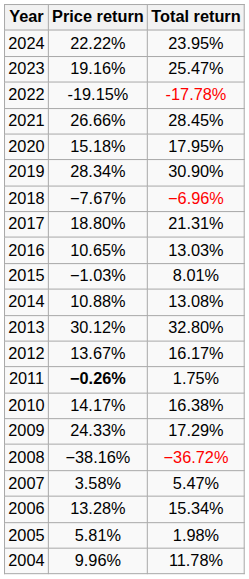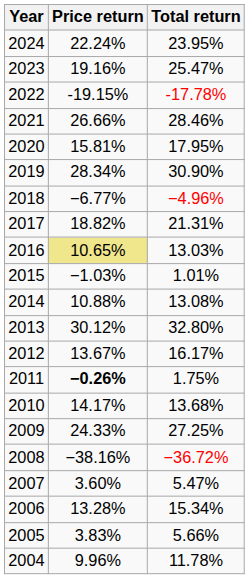(98, 43) 22.22% -> (98, 43) 22.24%
(196, 120) 28.45% -> (196, 120) 28.46%
(98, 146) 15.18% -> (98, 146) 15.81%
(98, 198) −7.67% -> (98, 198) −6.77%
(196, 198) −6.96% -> (196, 198) −4.96%
(98, 224) 18.80% -> (98, 224) 18.82%
(98, 250) no background -> (98, 250) khaki background
(196, 276) 8.01% -> (196, 276) 1.01%
(196, 405) 16.38% -> (196, 405) 13.68%
(196, 431) 17.29% -> (196, 431) 27.25%
(98, 483) 3.58% -> (98, 483) 3.60%
(98, 535) 5.81% -> (98, 535) 3.83%
(196, 535) 1.98% -> (196, 535) 5.66%
